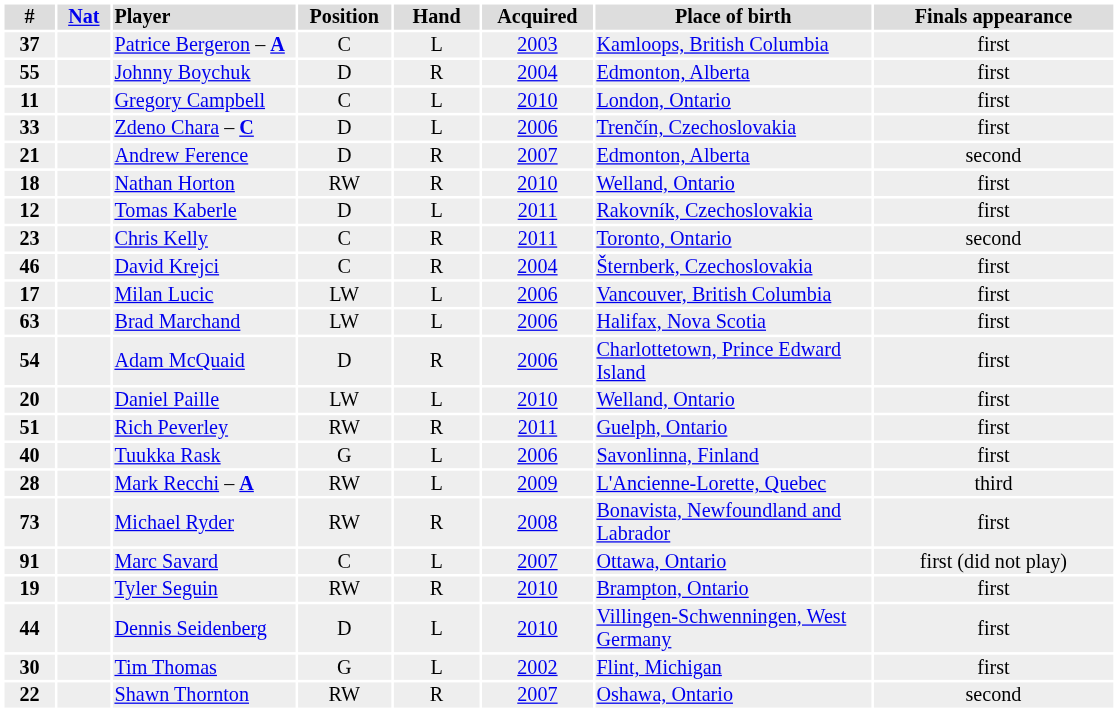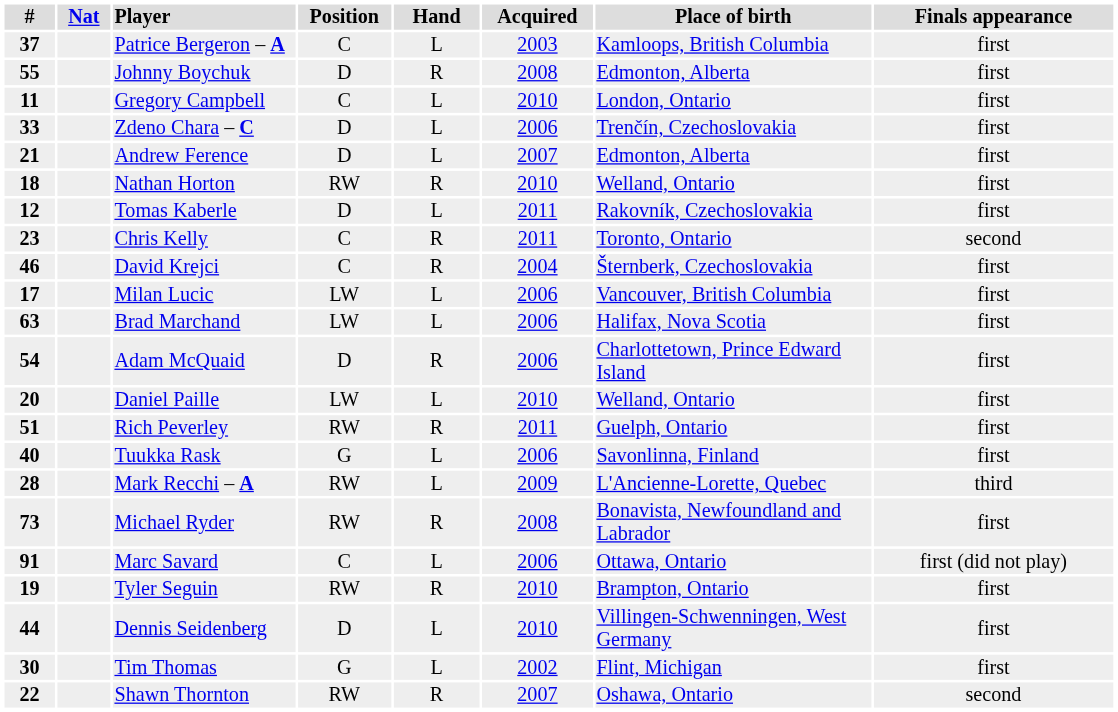(537, 72) 2004 -> (537, 72) 2008
(437, 155) R -> (437, 155) L
(993, 155) second -> (993, 155) first
(537, 561) 2007 -> (537, 561) 2006
